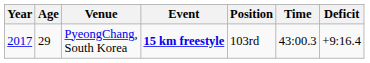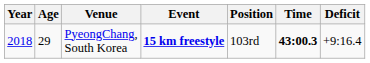(20, 41) 2017 -> (20, 41) 2018
(298, 41) normal -> (298, 41) bold
